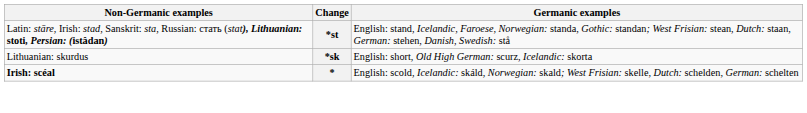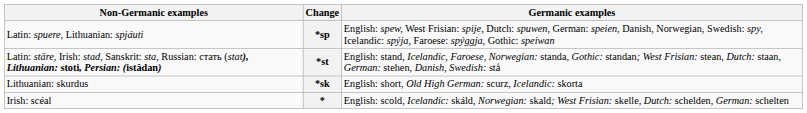+ row: (322, 34)
(31, 72) bold -> (29, 100) normal
